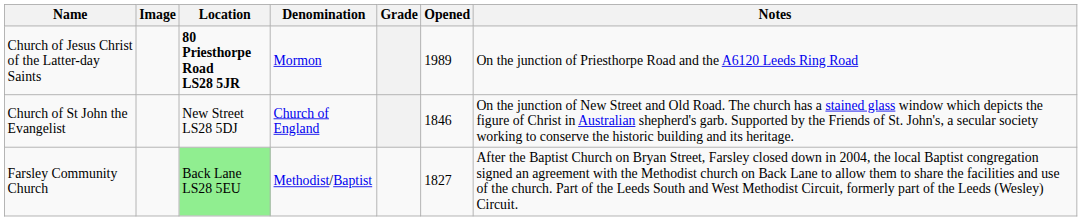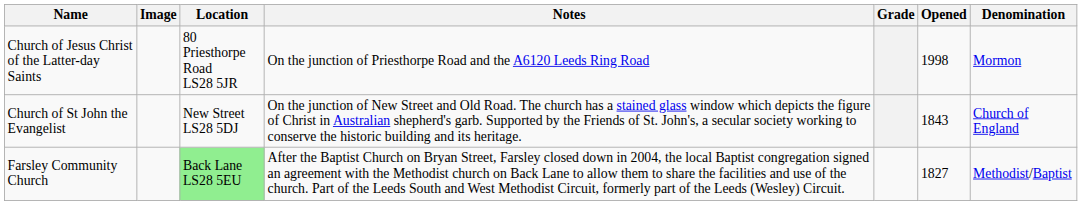columns swapped: (324, 15) <-> (775, 15)
(217, 60) bold -> (214, 60) normal
(438, 60) 1989 -> (935, 60) 1998
(438, 120) 1846 -> (935, 120) 1843
